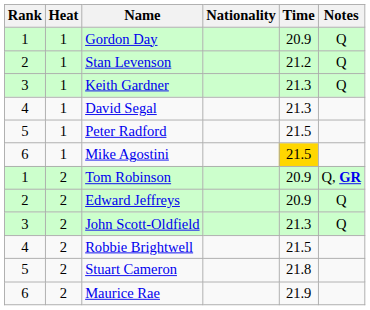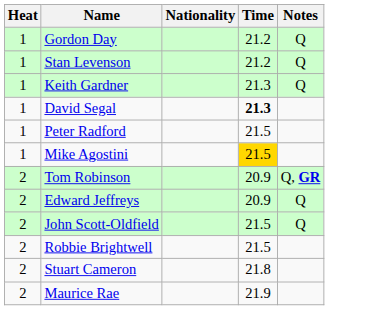- column: (25, 16)
(299, 39) 20.9 -> (258, 39) 21.2
(299, 108) normal -> (258, 108) bold
(299, 223) 21.3 -> (258, 223) 21.5
